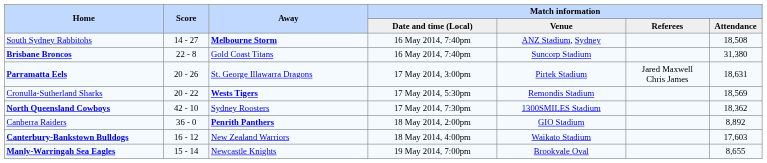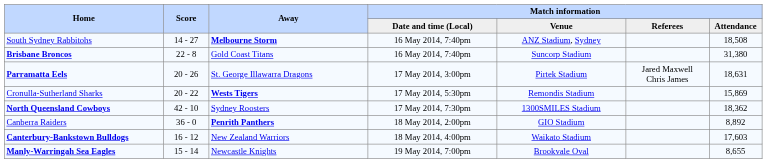(736, 93) 18,569 -> (736, 93) 15,869
